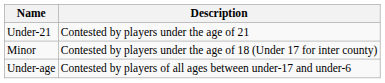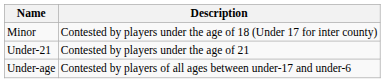rows swapped: (29, 31) <-> (21, 50)
